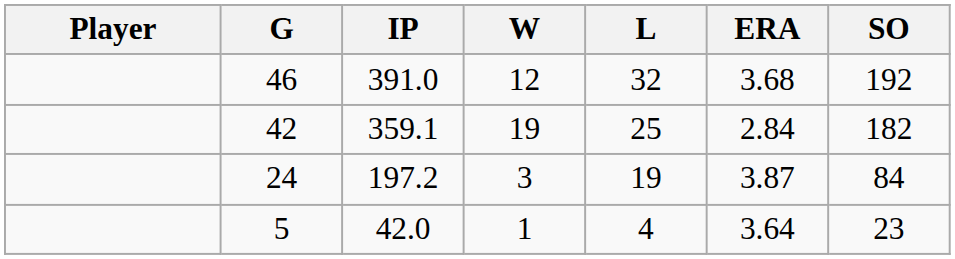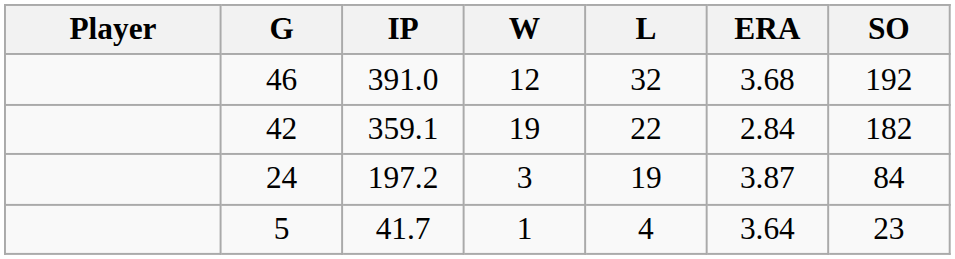(646, 128) 25 -> (646, 128) 22
(403, 228) 42.0 -> (403, 228) 41.7
